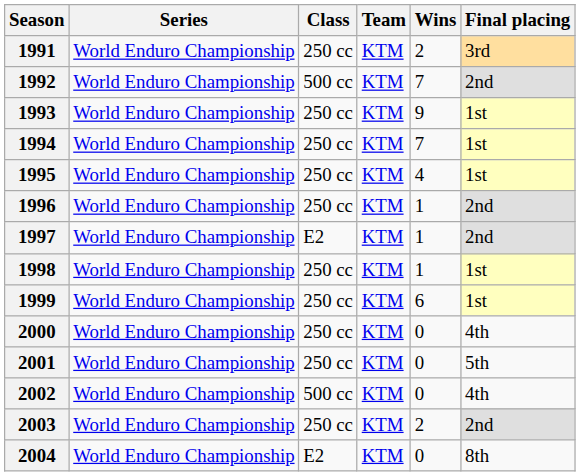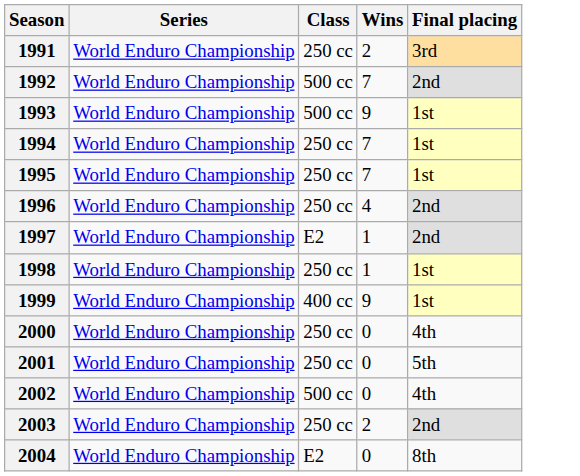- column: (384, 20)
(328, 113) 250 cc -> (328, 113) 500 cc
(420, 175) 4 -> (366, 175) 7
(420, 206) 1 -> (366, 206) 4
(328, 299) 250 cc -> (328, 299) 400 cc
(420, 299) 6 -> (366, 299) 9
